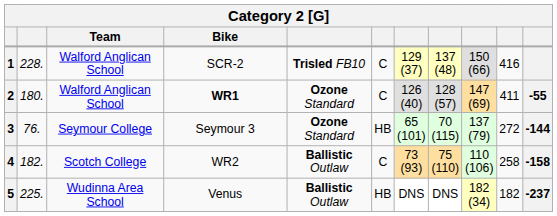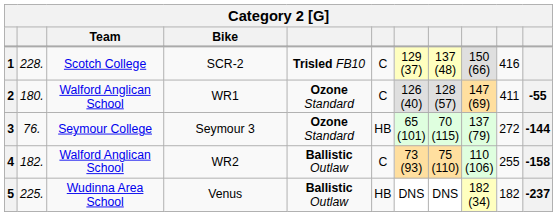(105, 63) Walford Anglican School -> (105, 63) Scotch College
(225, 96) bold -> (225, 96) normal
(105, 161) Scotch College -> (105, 161) Walford Anglican School
(509, 161) 258 -> (509, 161) 255
